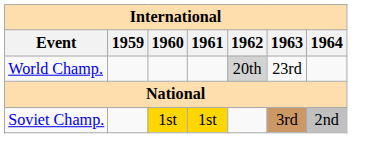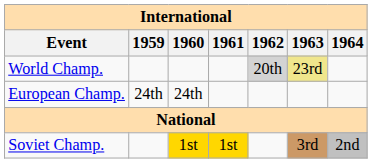(287, 68) no background -> (308, 68) khaki background
+ row: (67, 94)
